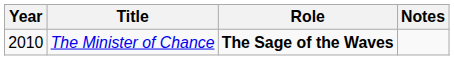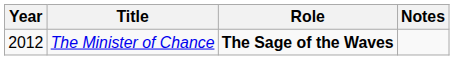(26, 42) 2010 -> (26, 42) 2012
